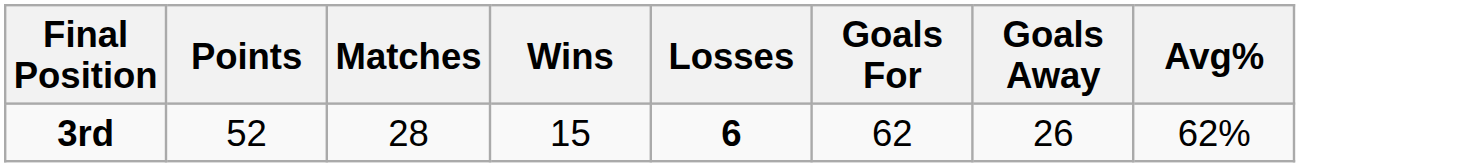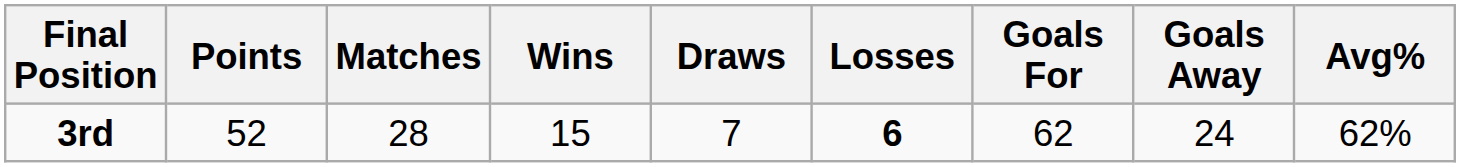+ column: (731, 55)
(1053, 133) 26 -> (1214, 133) 24
